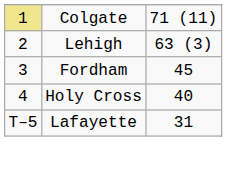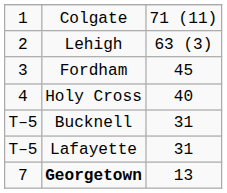(23, 18) khaki background -> (23, 18) no background
+ row: (94, 123)
+ row: (94, 175)
